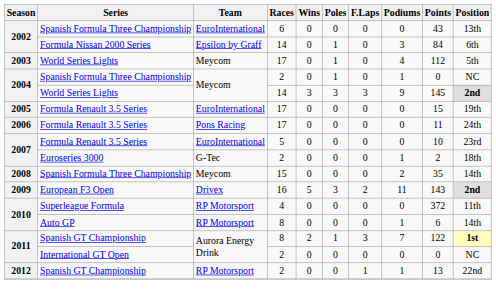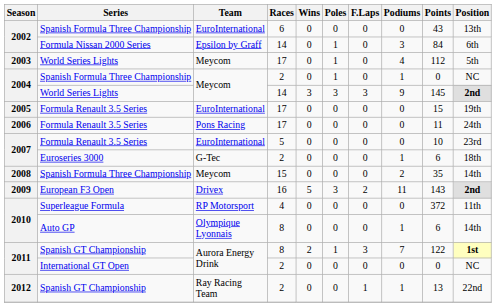(438, 158) 2 -> (438, 158) 6
(225, 222) RP Motorsport -> (218, 228) Olympique Lyonnais
(225, 271) RP Motorsport -> (219, 288) Ray Racing Team
